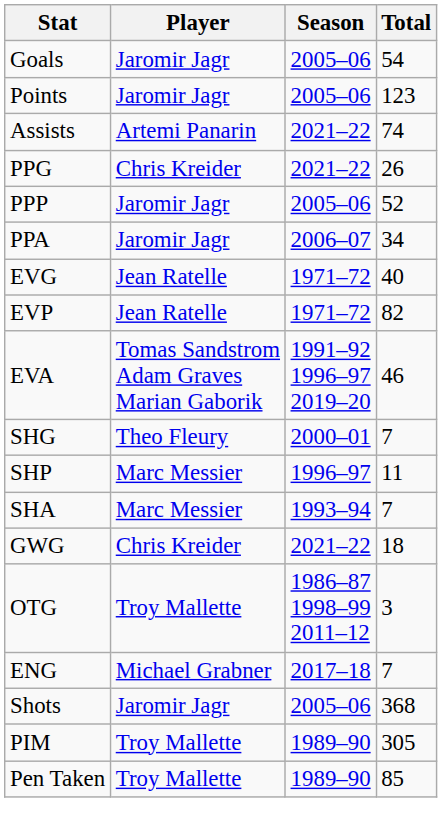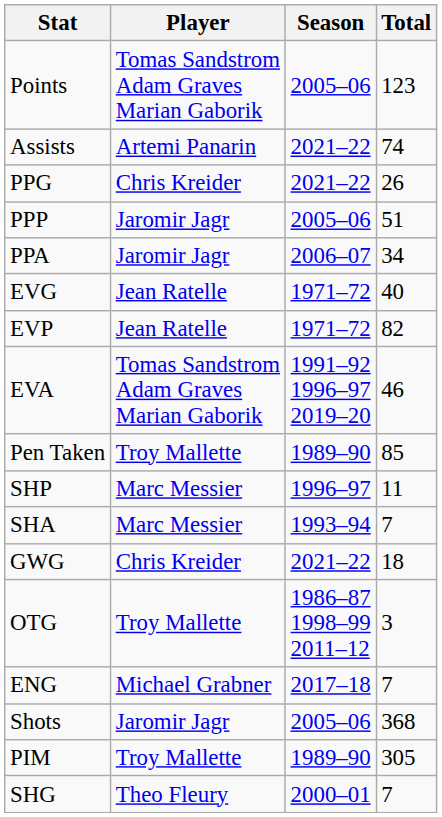- row: (37, 58)
(173, 95) Jaromir Jagr -> (198, 84) Tomas Sandstrom Adam Graves Marian Gaborik
(393, 204) 52 -> (393, 219) 51
rows swapped: (33, 436) <-> (58, 778)
